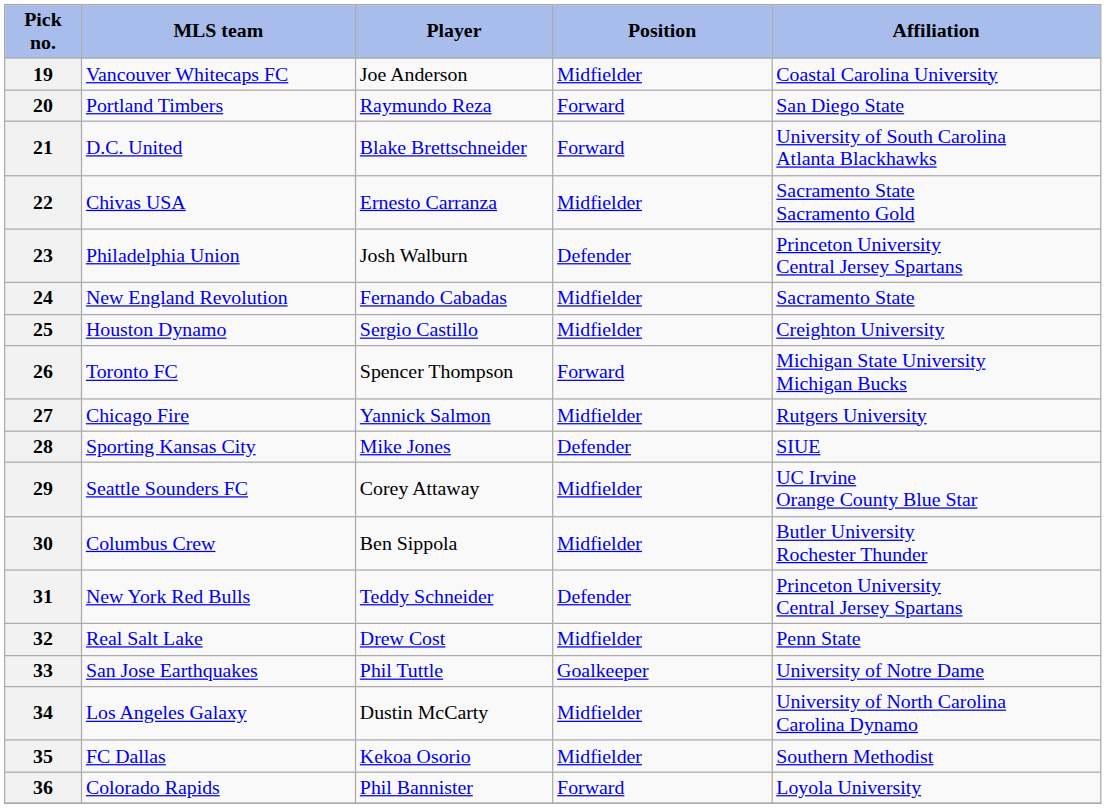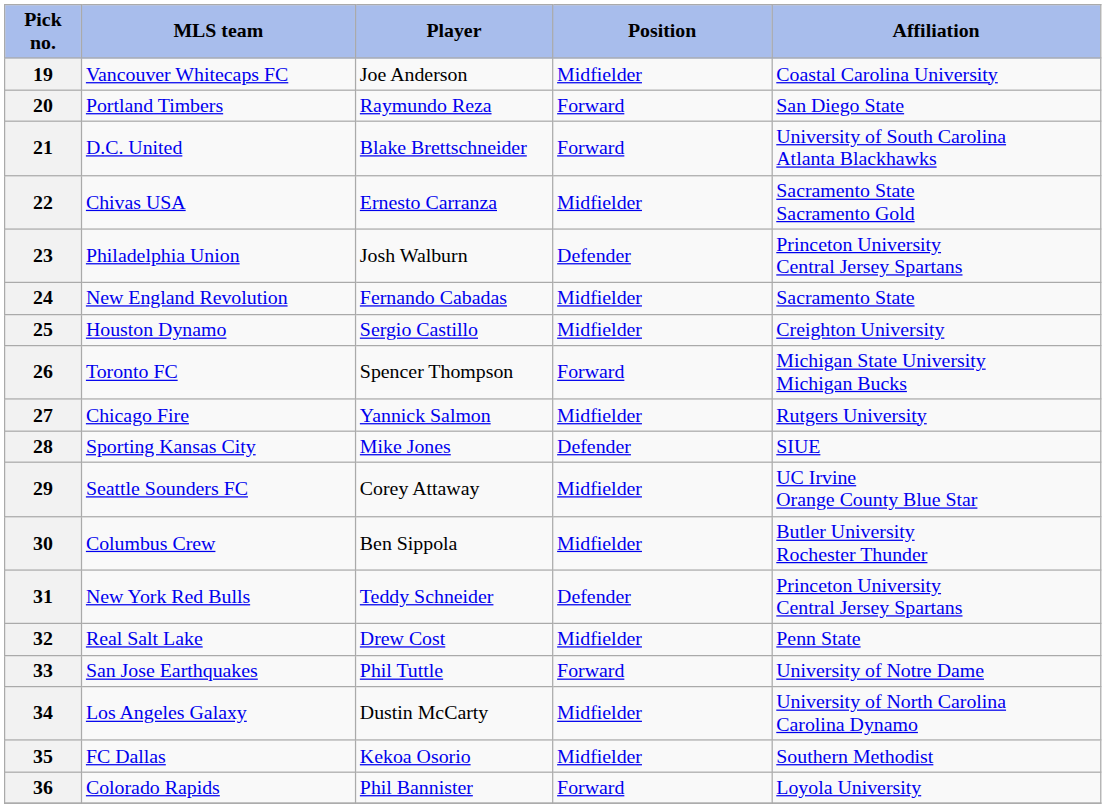(603, 670) Goalkeeper -> (591, 670) Forward
